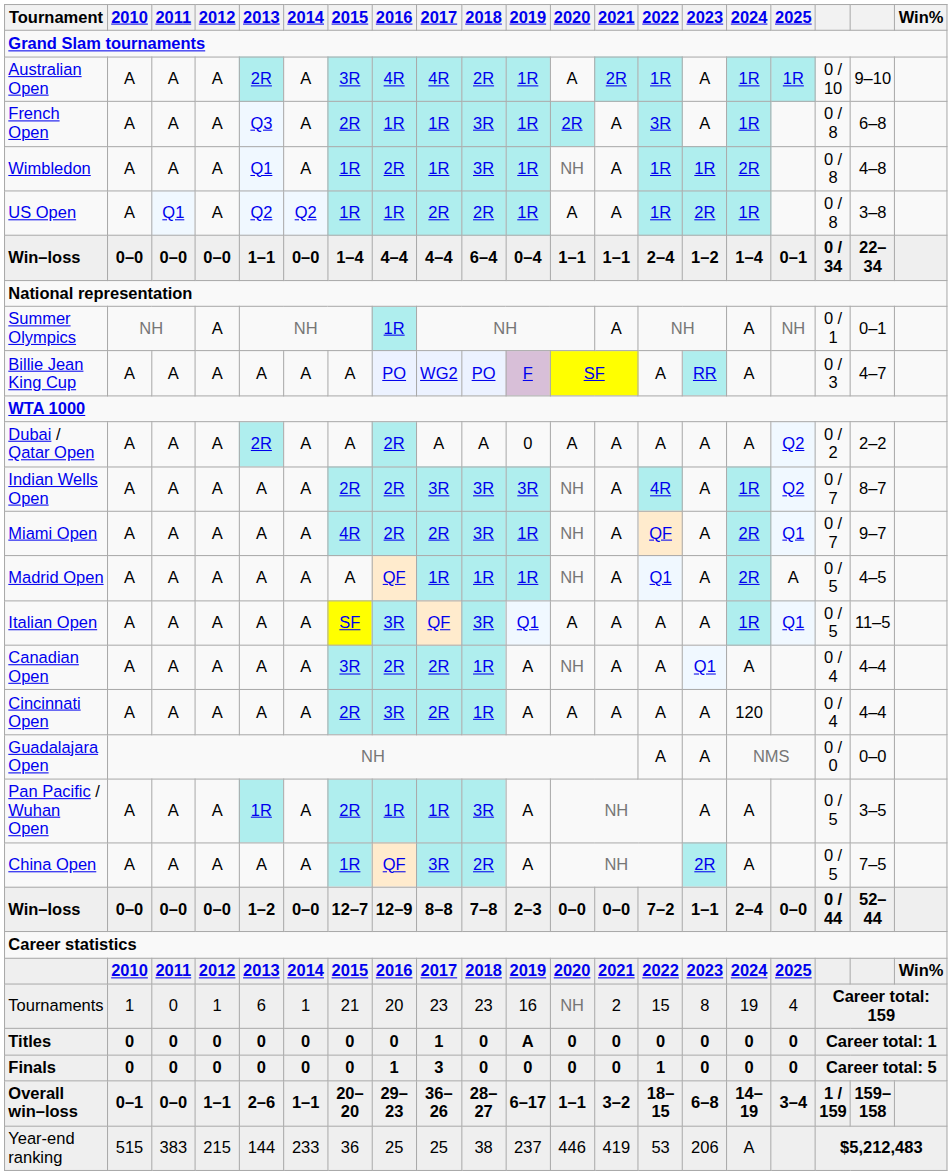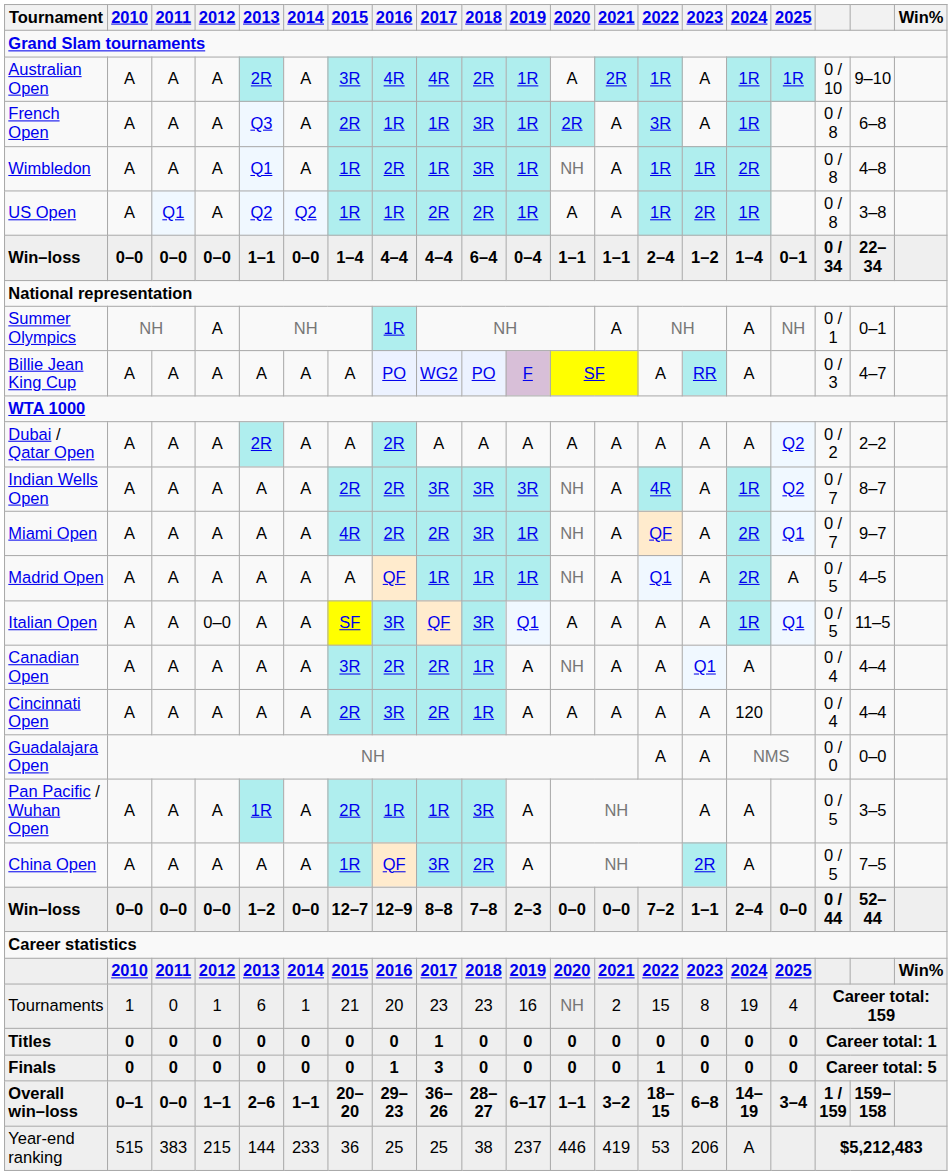(528, 444) 0 -> (528, 444) A
(217, 622) A -> (217, 622) 0–0
(528, 1041) A -> (528, 1041) 0
